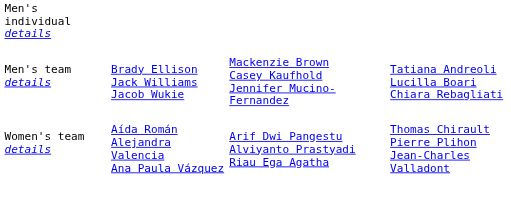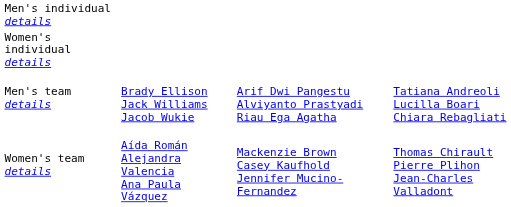+ row: (38, 50)
(282, 81) Mackenzie Brown Casey Kaufhold Jennifer Mucino-Fernandez -> (300, 104) Arif Dwi Pangestu Alviyanto Prastyadi Riau Ega Agatha
(292, 149) Arif Dwi Pangestu Alviyanto Prastyadi Riau Ega Agatha -> (290, 171) Mackenzie Brown Casey Kaufhold Jennifer Mucino-Fernandez
